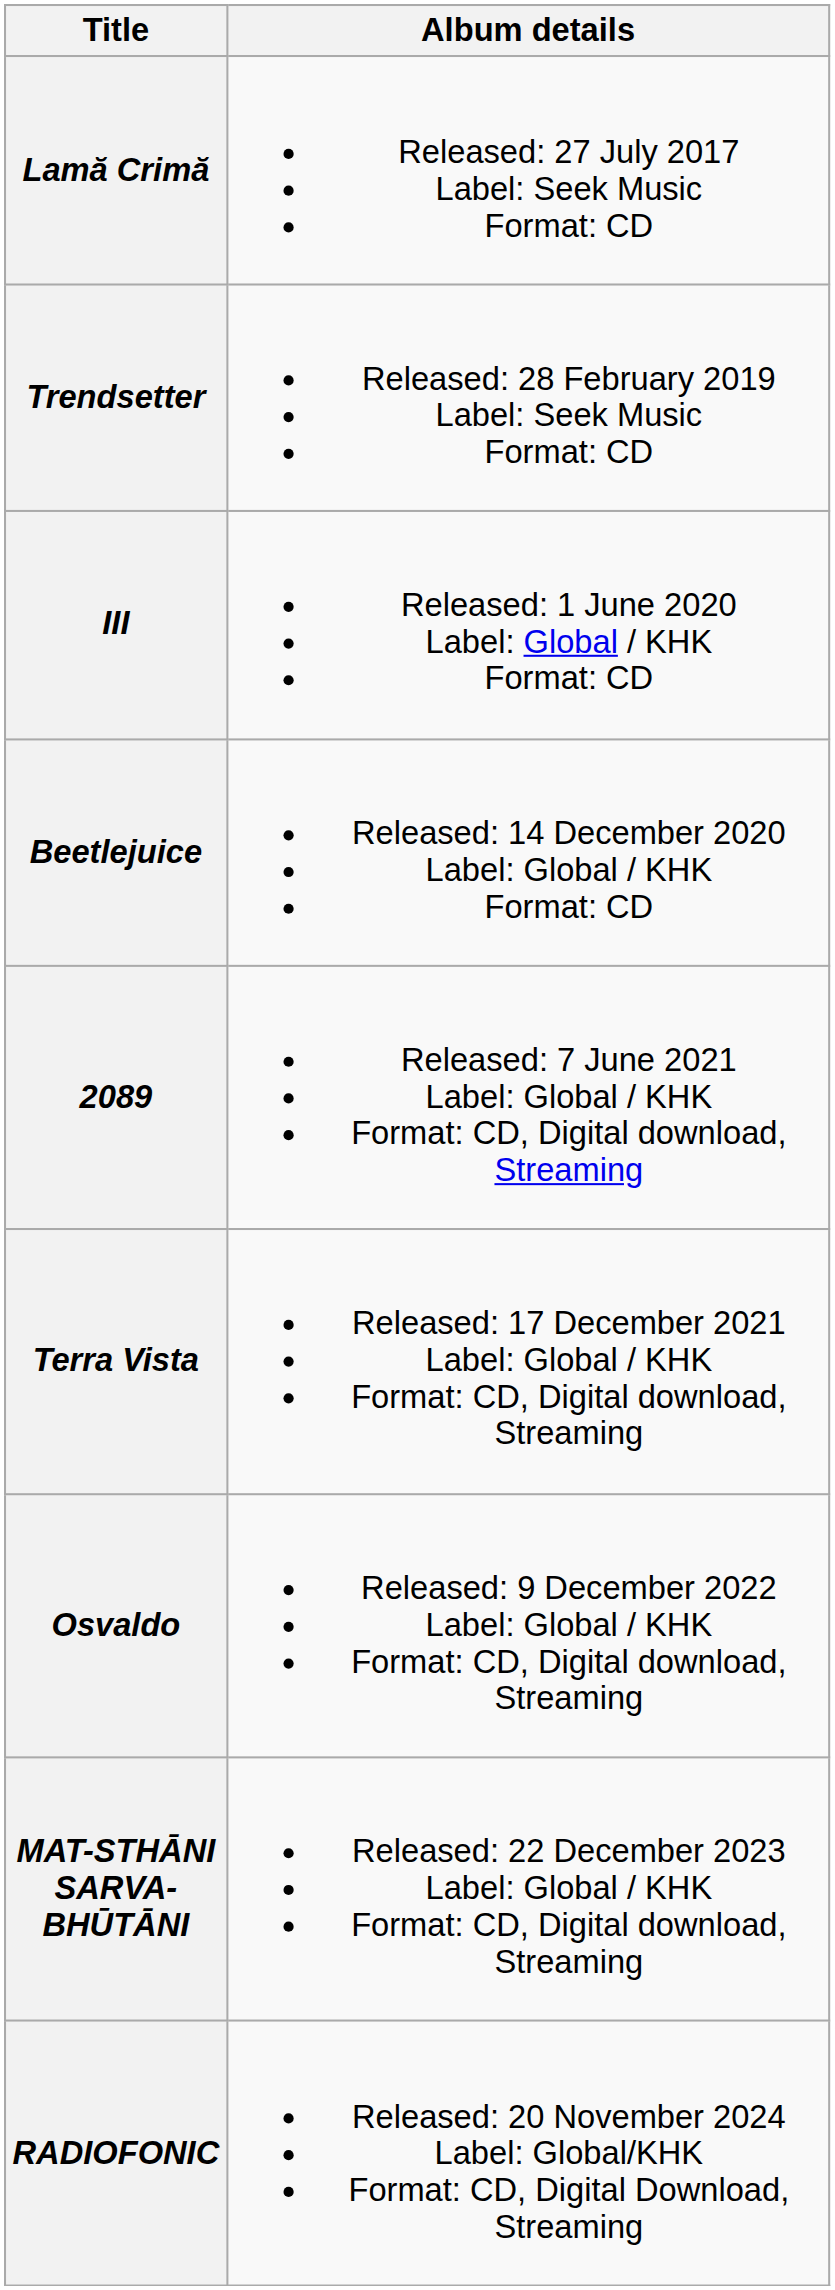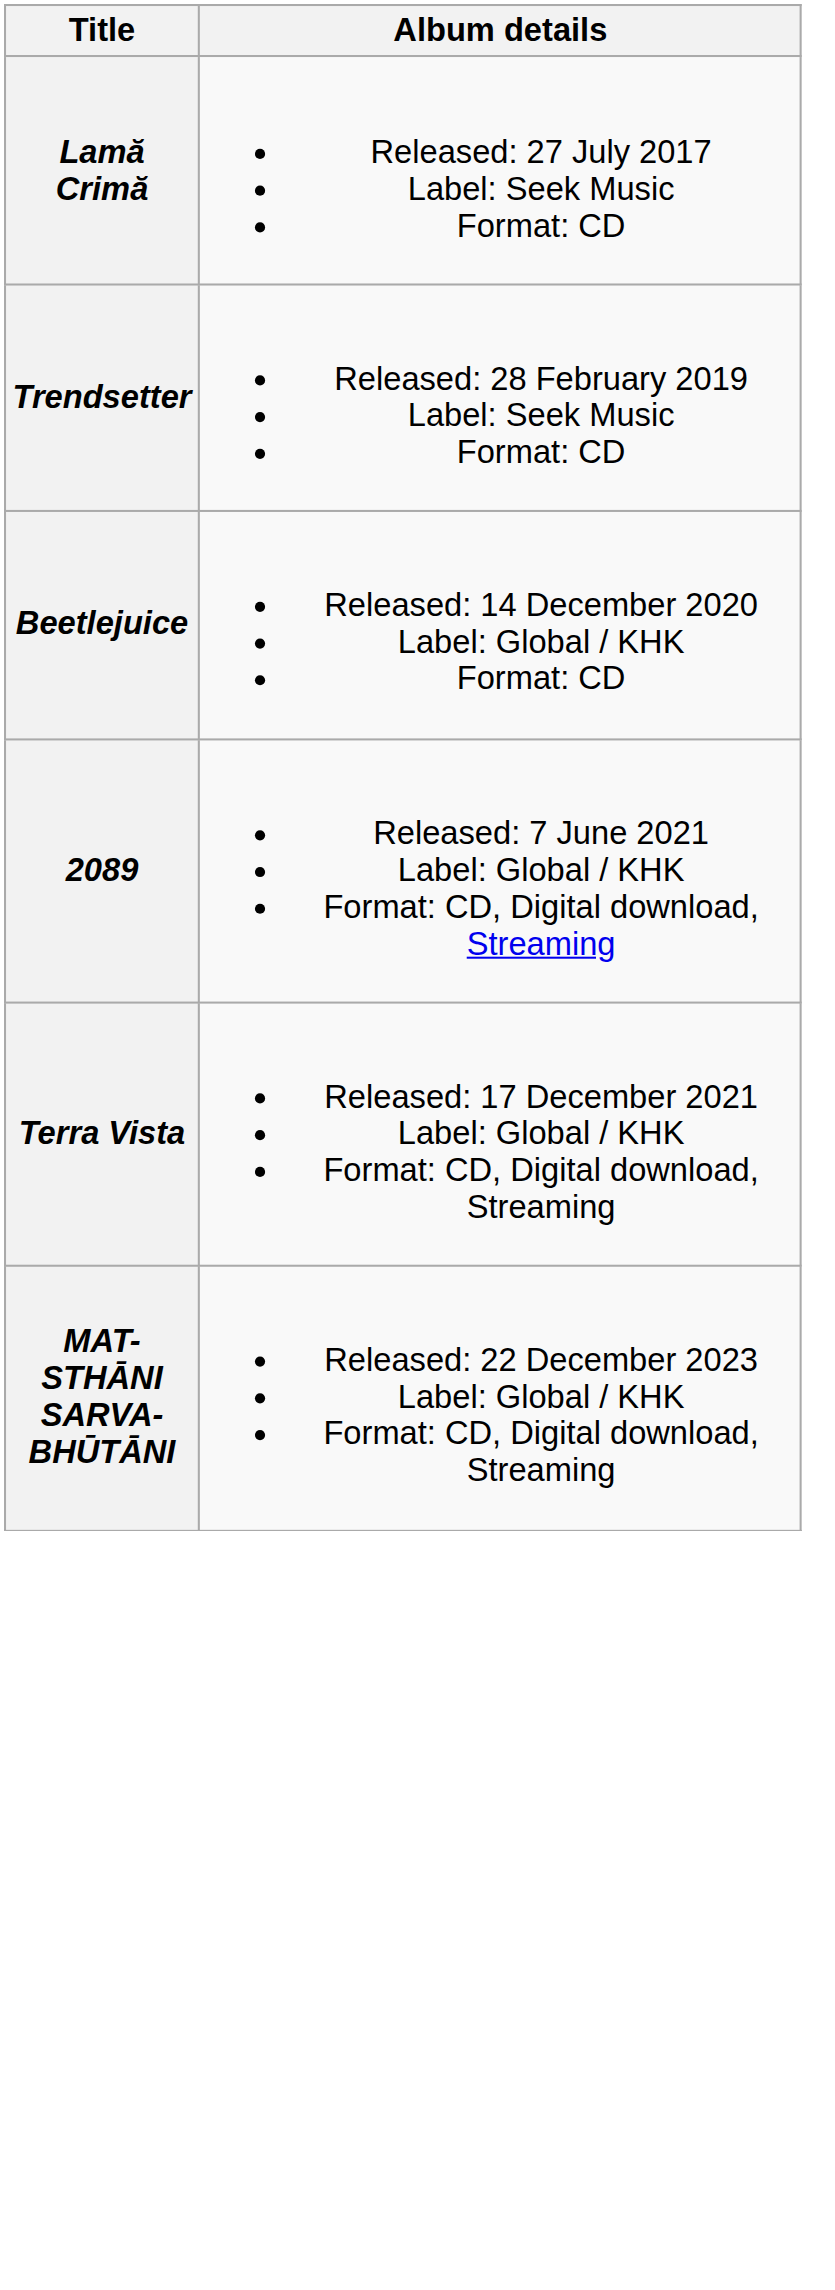- row: (116, 624)
- row: (116, 1624)
- row: (116, 2152)
